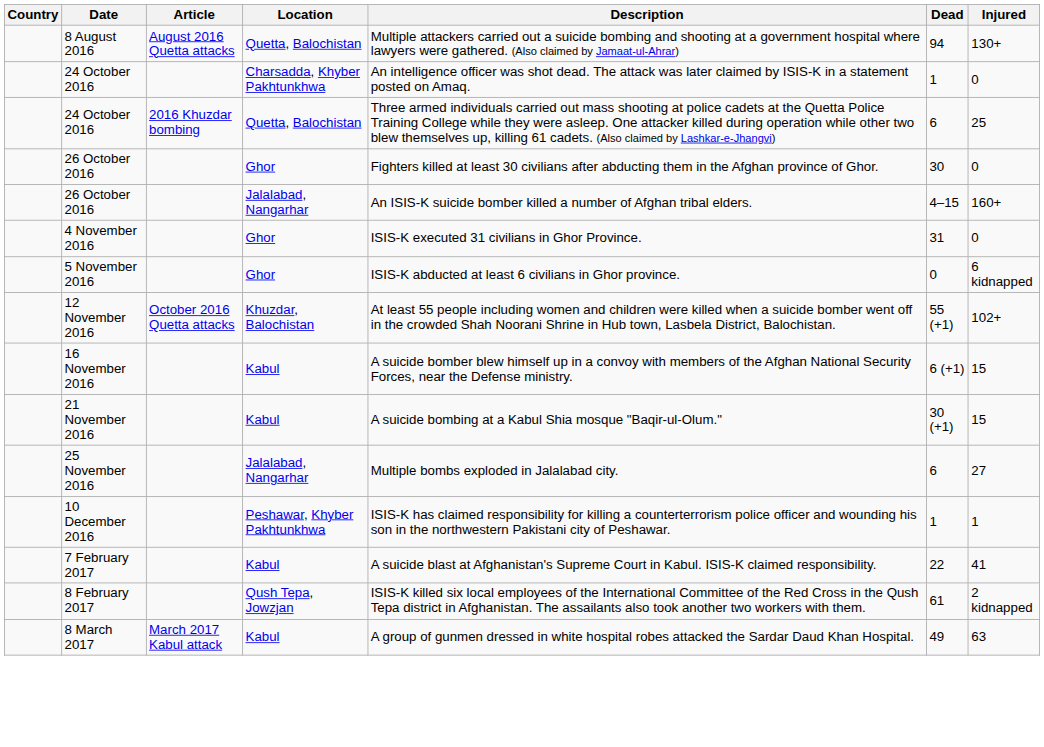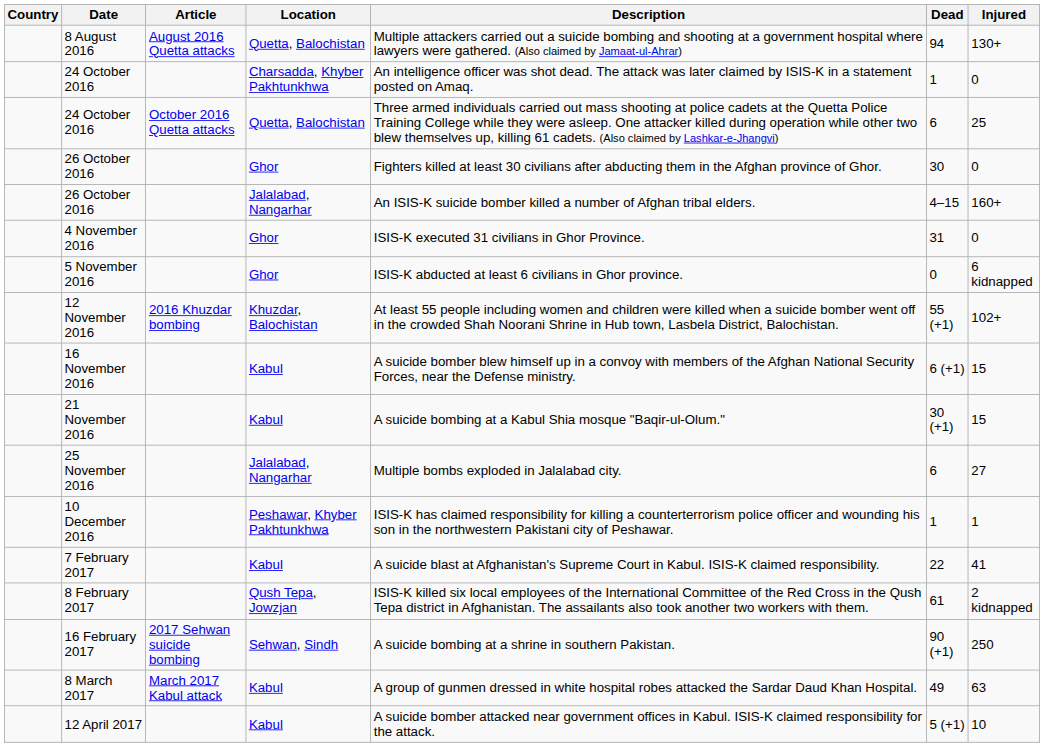(190, 123) 2016 Khuzdar bombing -> (192, 123) October 2016 Quetta attacks
(192, 317) October 2016 Quetta attacks -> (190, 317) 2016 Khuzdar bombing
+ row: (100, 644)
+ row: (103, 724)
